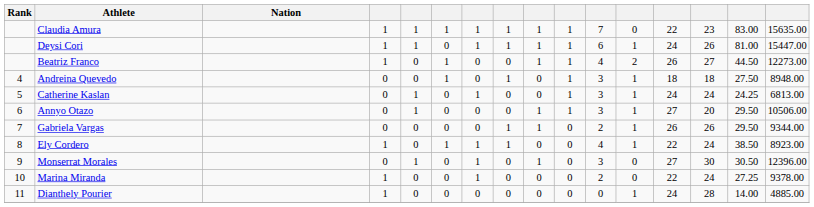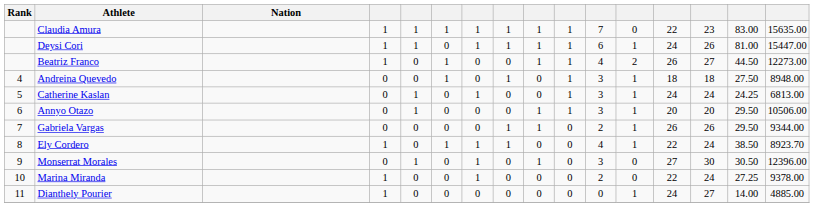(672, 111) 27 -> (672, 111) 20
(787, 144) 8923.00 -> (787, 144) 8923.70
(709, 194) 28 -> (709, 194) 27
